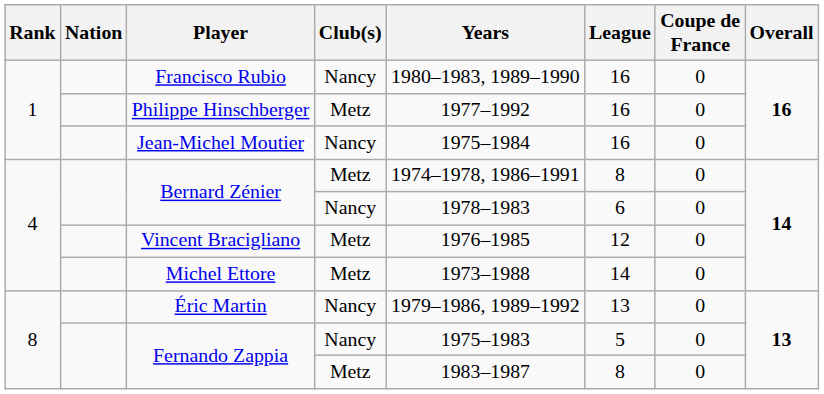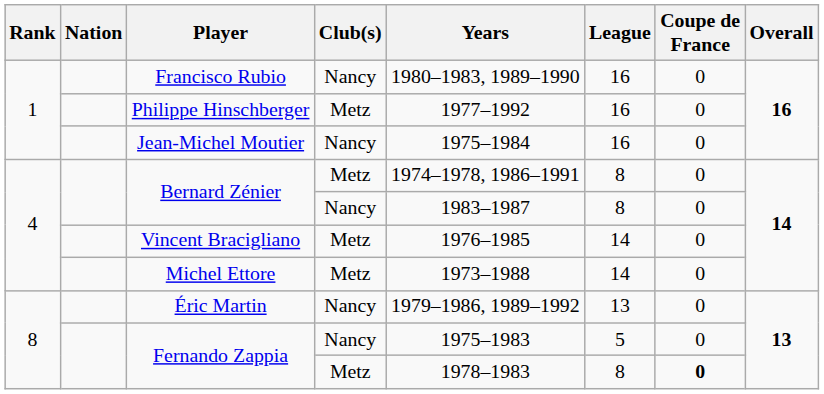(485, 207) 1978–1983 -> (485, 207) 1983–1987
(620, 207) 6 -> (620, 207) 8
(620, 240) 12 -> (620, 240) 14
(485, 371) 1983–1987 -> (485, 371) 1978–1983
(700, 371) normal -> (700, 371) bold
